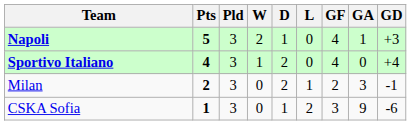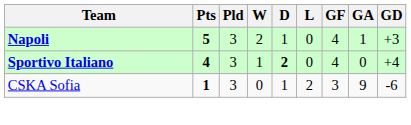(284, 62) normal -> (284, 62) bold
- row: (25, 85)
